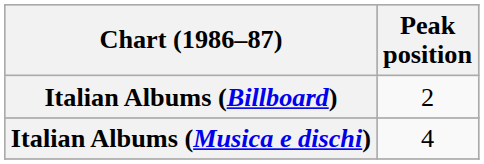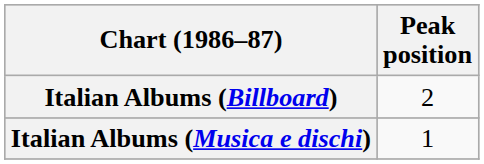(428, 138) 4 -> (428, 138) 1
